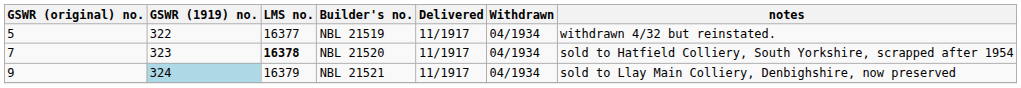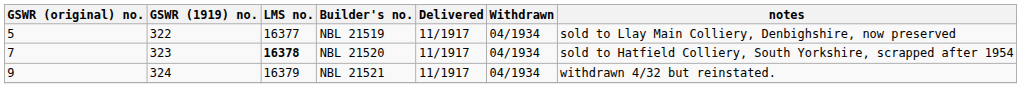(668, 34) withdrawn 4/32 but reinstated. -> (758, 34) sold to Llay Main Colliery, Denbighshire, now preserved
(161, 73) lightblue background -> (161, 73) no background
(758, 73) sold to Llay Main Colliery, Denbighshire, now preserved -> (668, 73) withdrawn 4/32 but reinstated.
